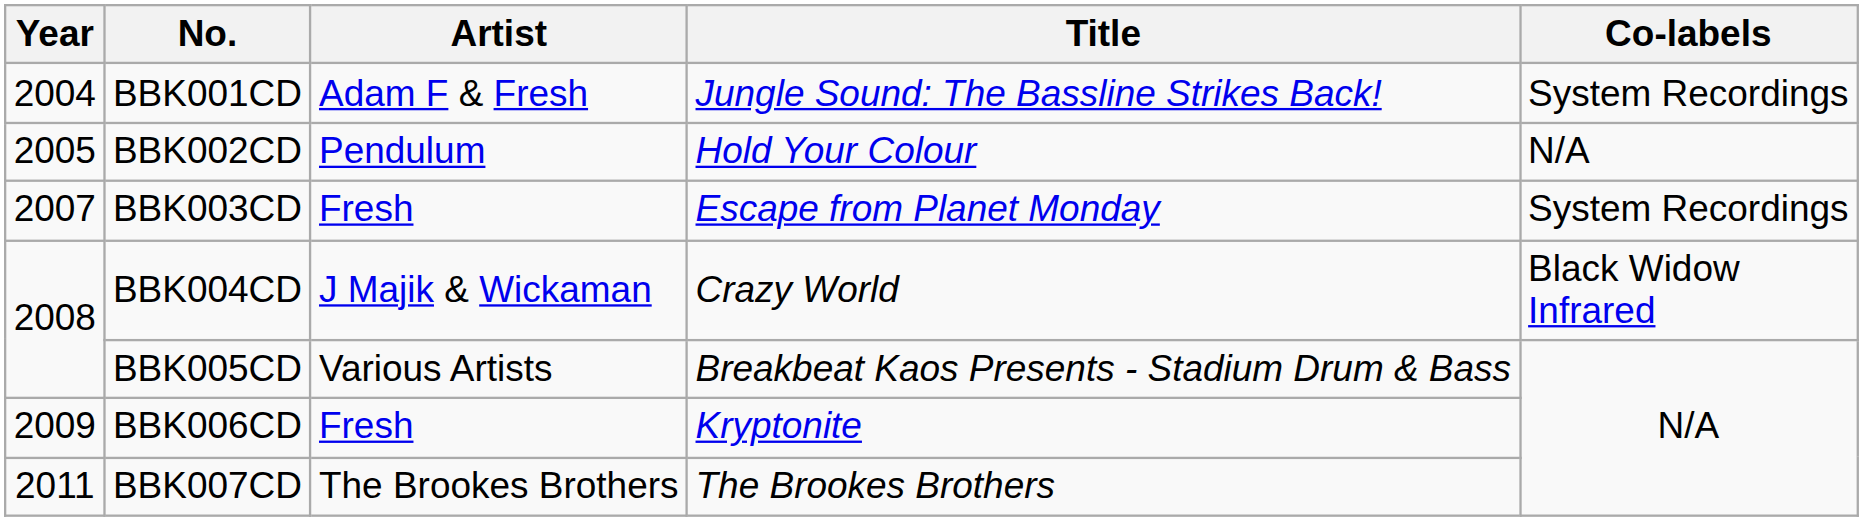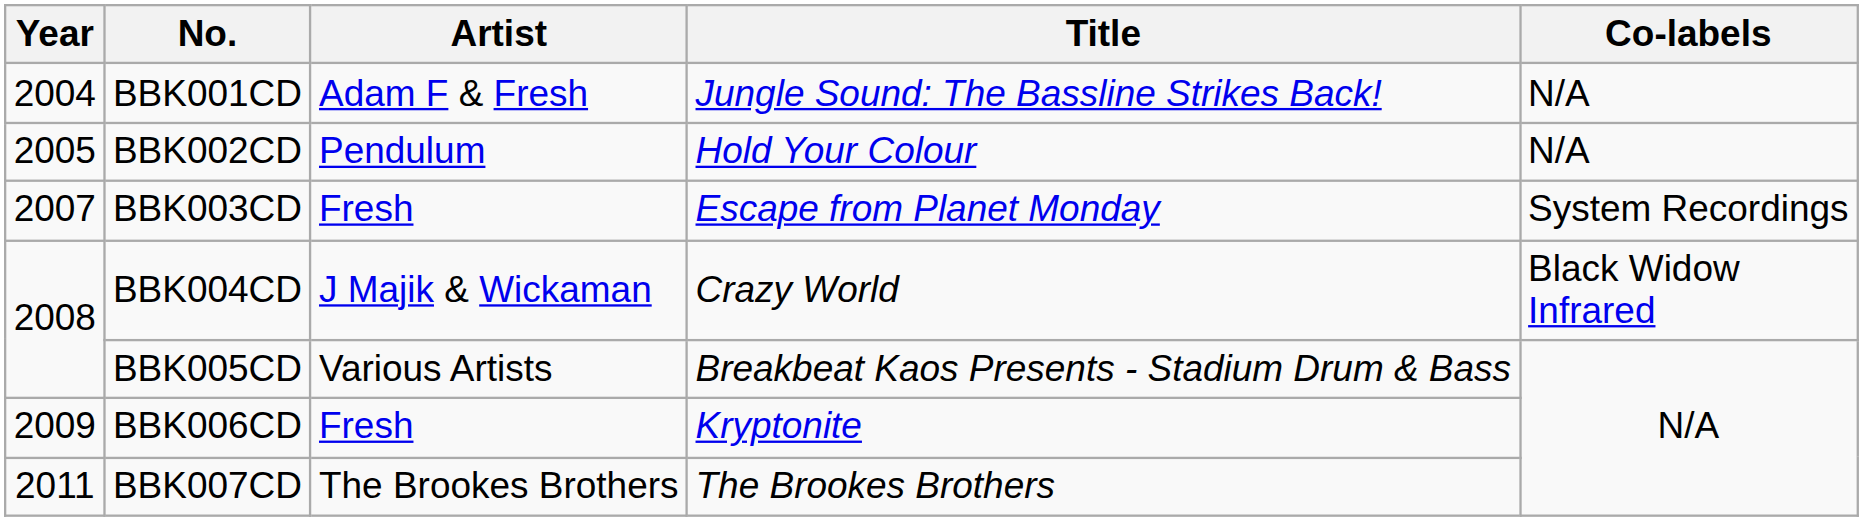(1688, 92) System Recordings -> (1559, 92) N/A
